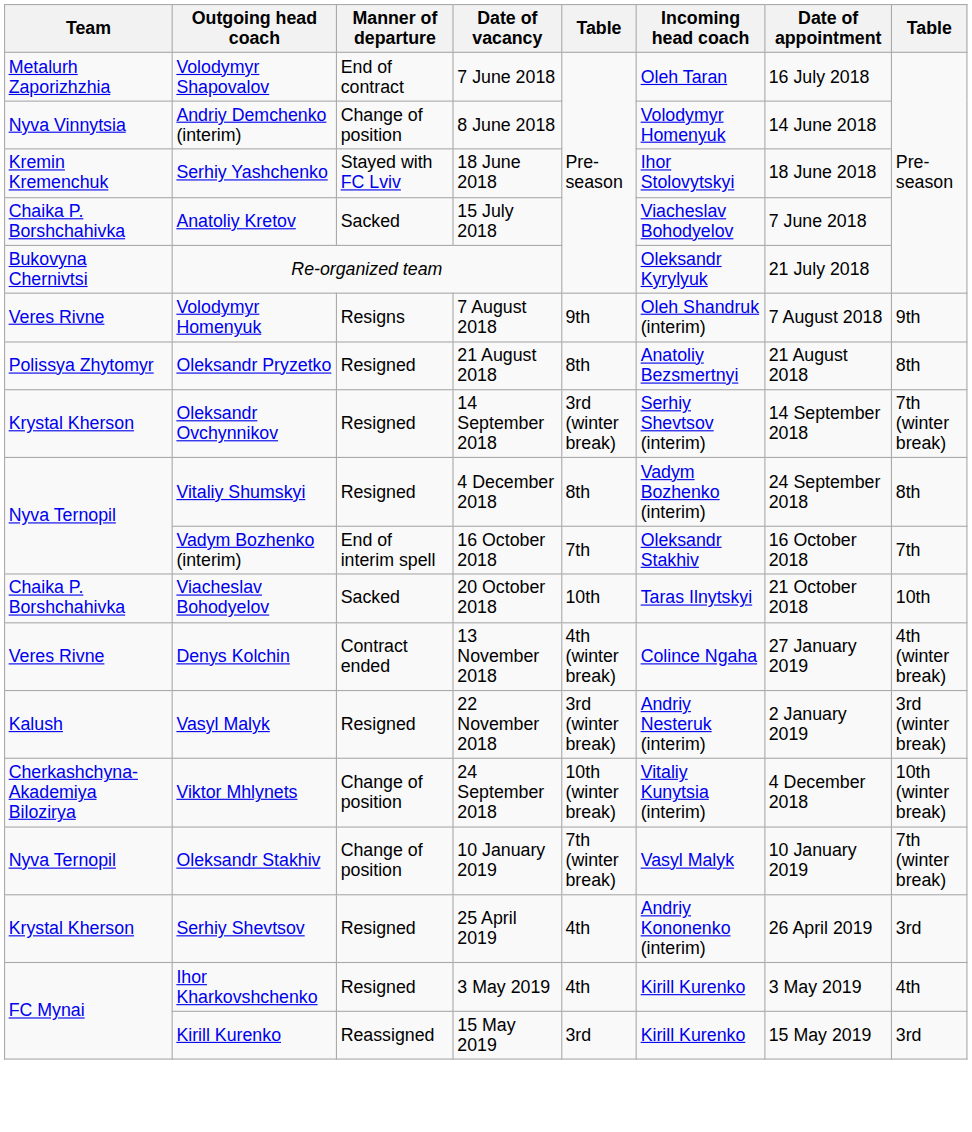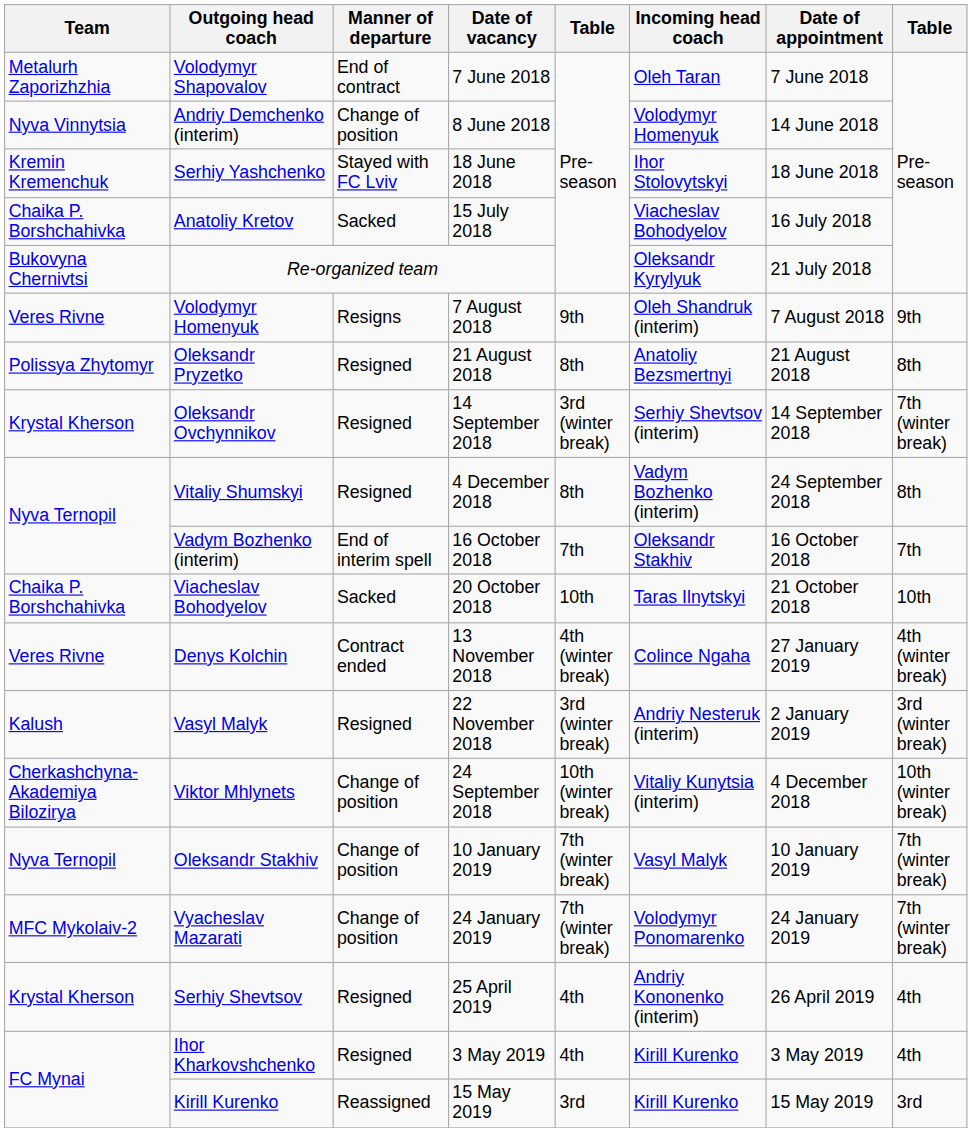(819, 76) 16 July 2018 -> (819, 76) 7 June 2018
(818, 221) 7 June 2018 -> (821, 221) 16 July 2018
+ row: (219, 928)
(909, 928) 3rd -> (909, 996) 4th
